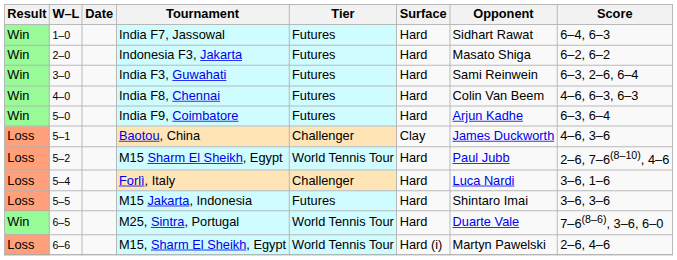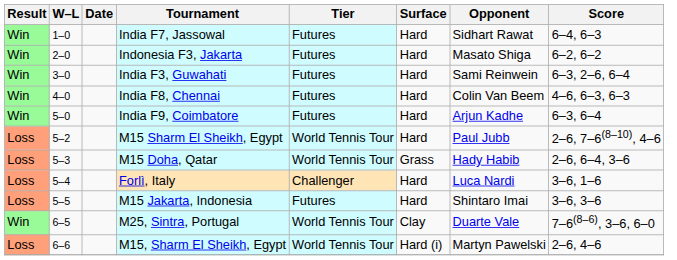- row: (160, 136)
+ row: (168, 160)
(414, 222) Hard -> (413, 222) Clay
